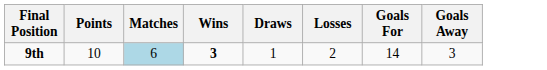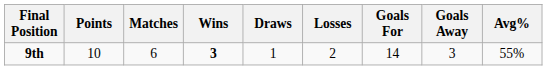+ column: (512, 23)
(154, 54) lightblue background -> (154, 54) no background
